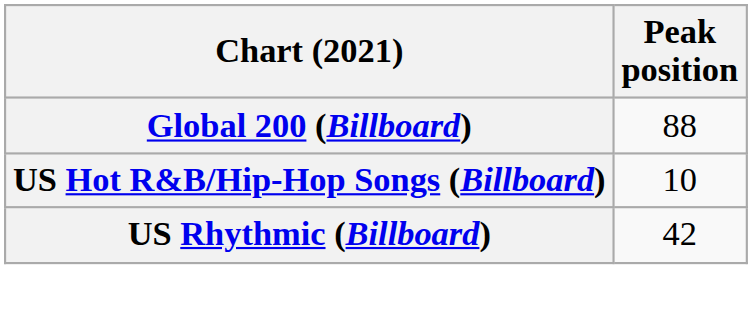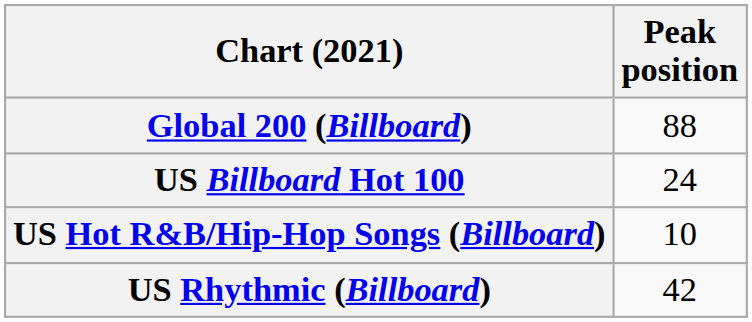+ row: (309, 179)
